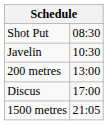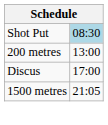(86, 33) no background -> (86, 33) lightblue background
- row: (24, 52)
